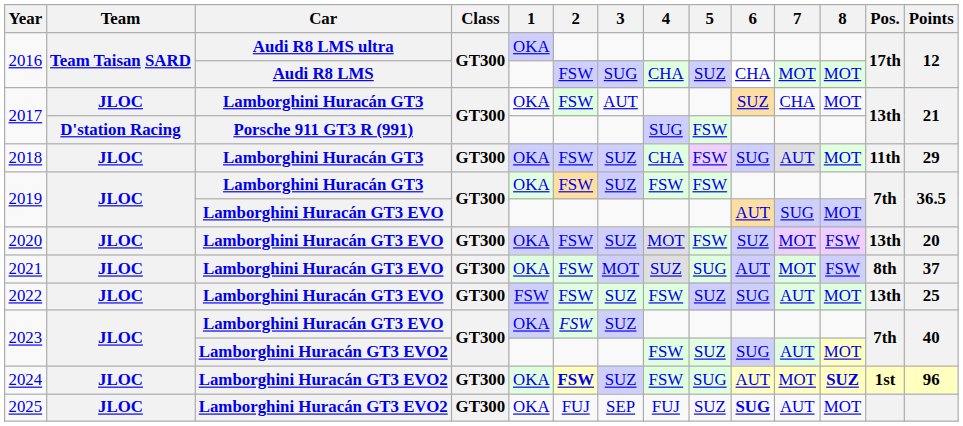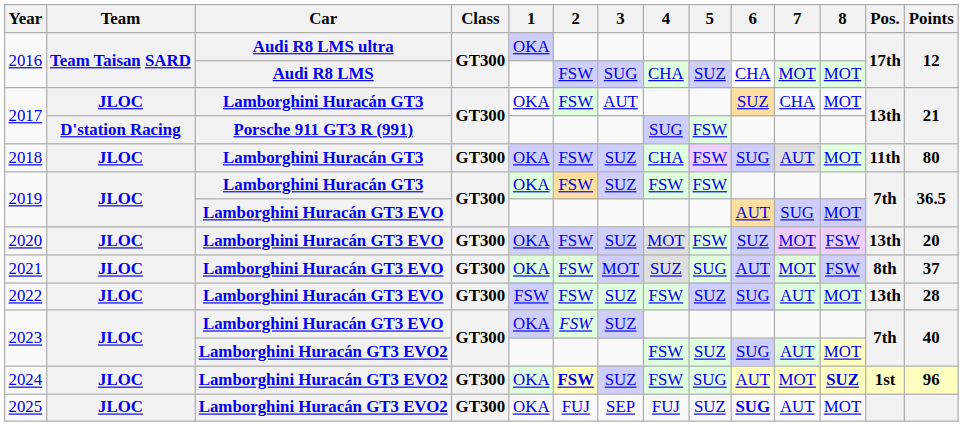(931, 157) 29 -> (931, 157) 80
(931, 296) 25 -> (931, 296) 28
